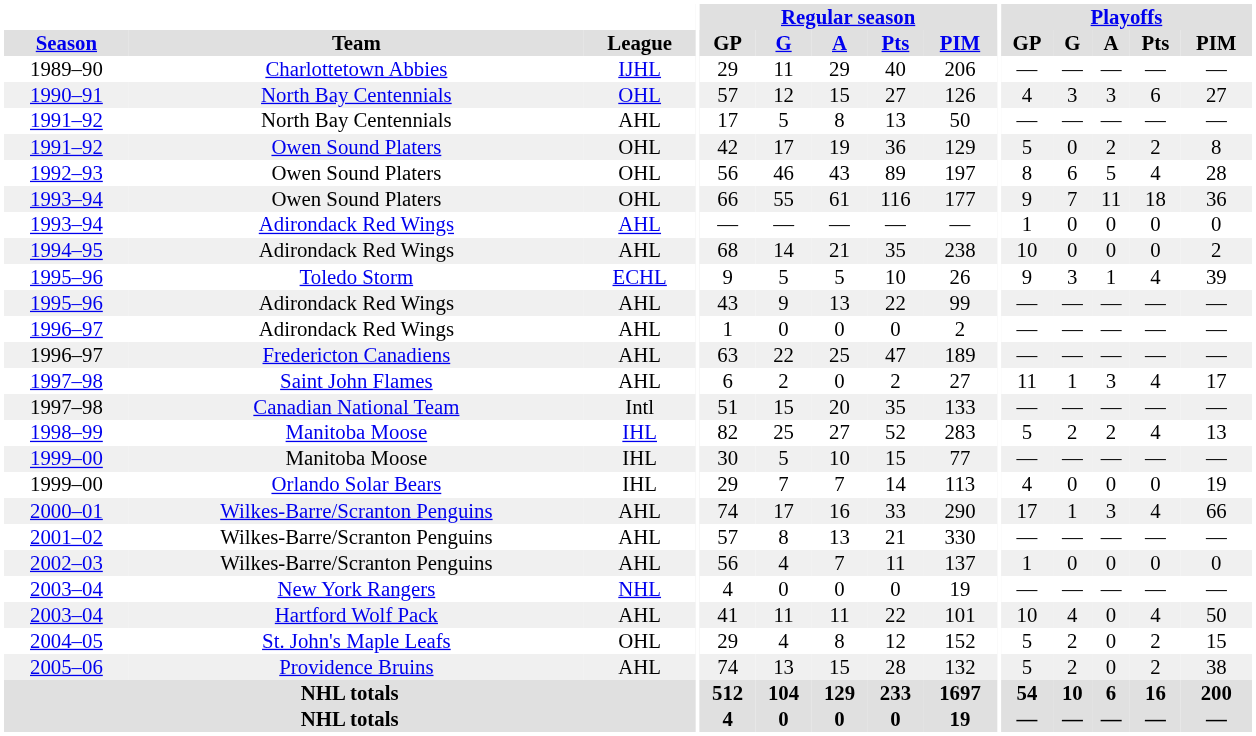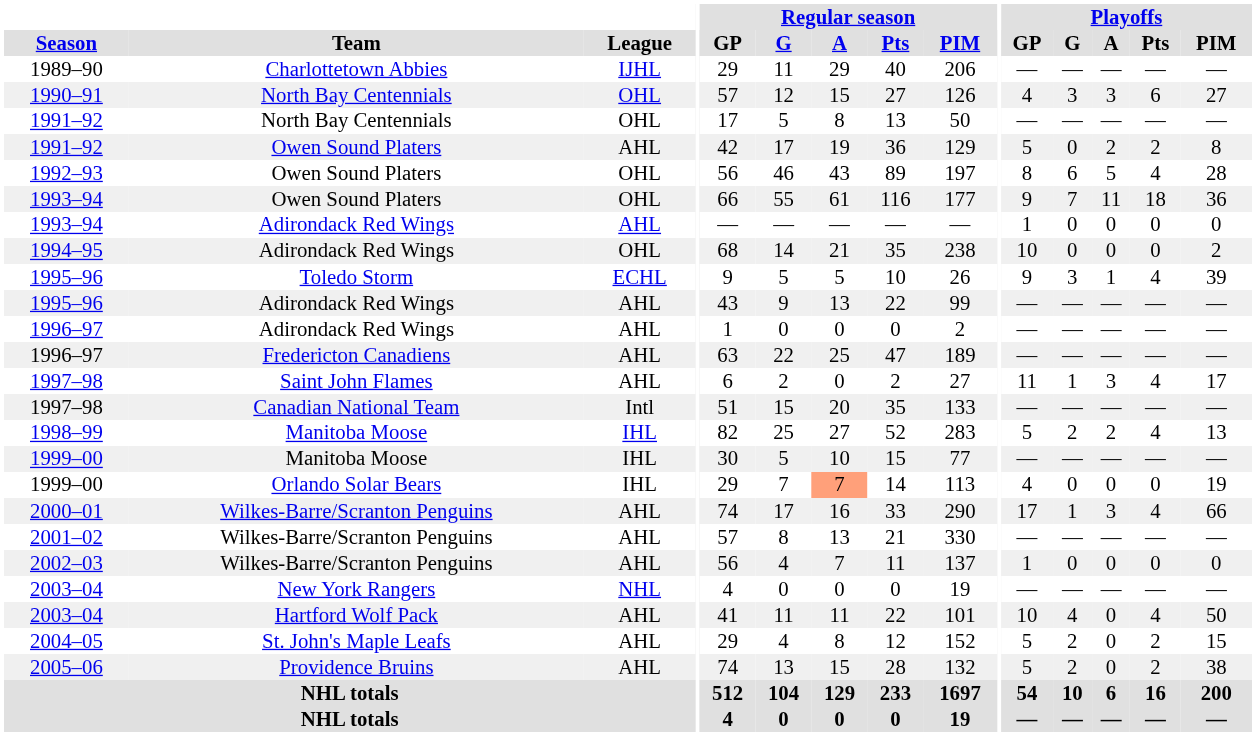(640, 120) AHL -> (640, 120) OHL
(640, 146) OHL -> (640, 146) AHL
(640, 250) AHL -> (640, 250) OHL
(840, 484) no background -> (840, 484) lightsalmon background
(640, 640) OHL -> (640, 640) AHL
